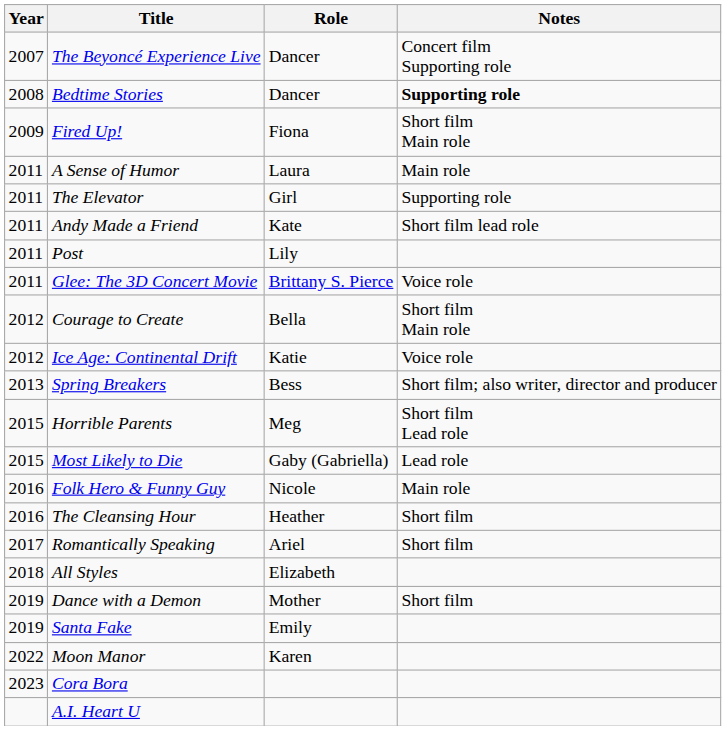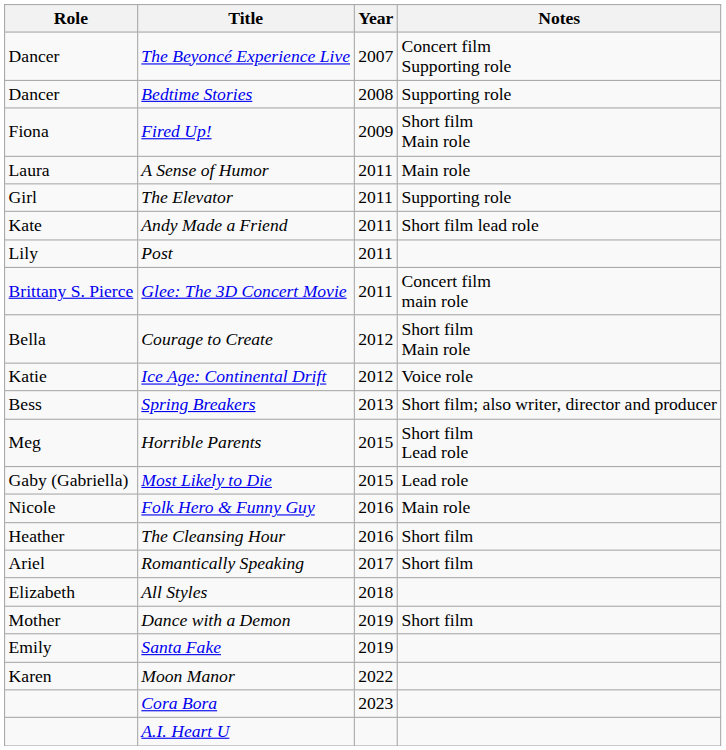columns swapped: (26, 18) <-> (331, 18)
(461, 94) bold -> (456, 94) normal
(437, 281) Voice role -> (446, 291) Concert film main role
